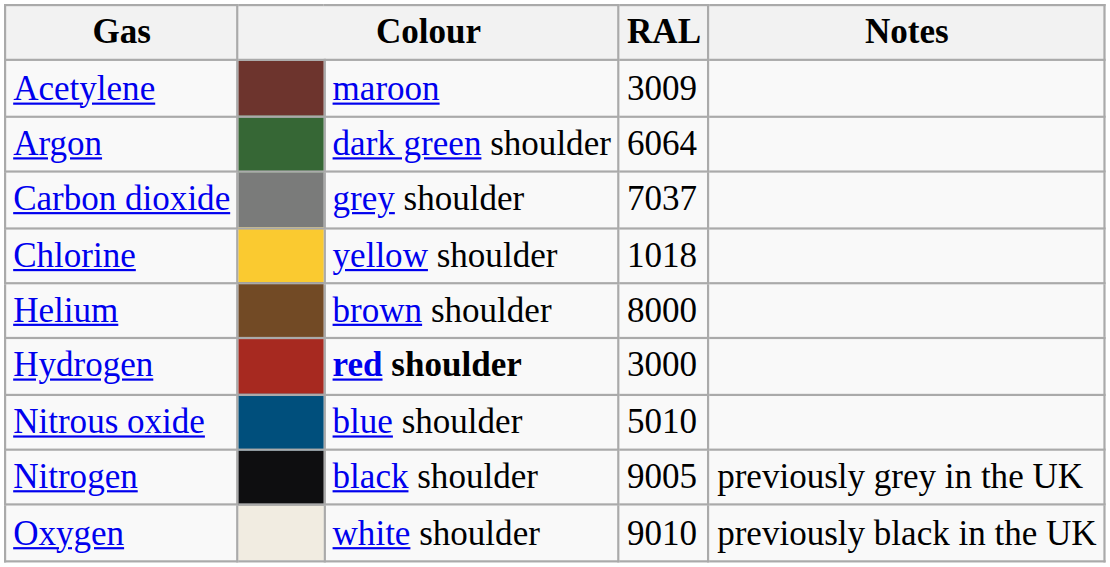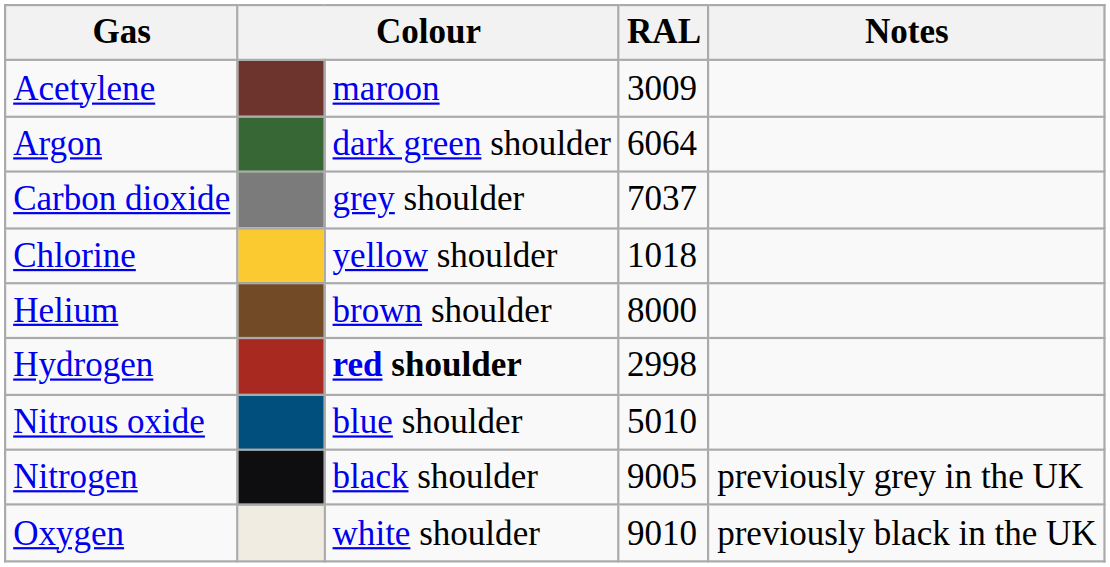(662, 365) 3000 -> (662, 365) 2998
